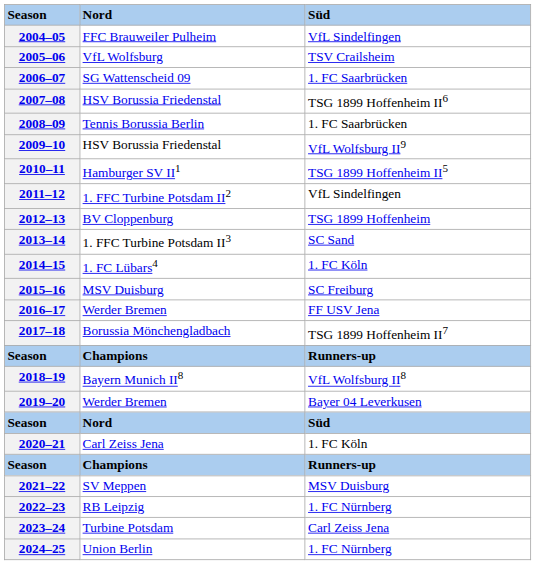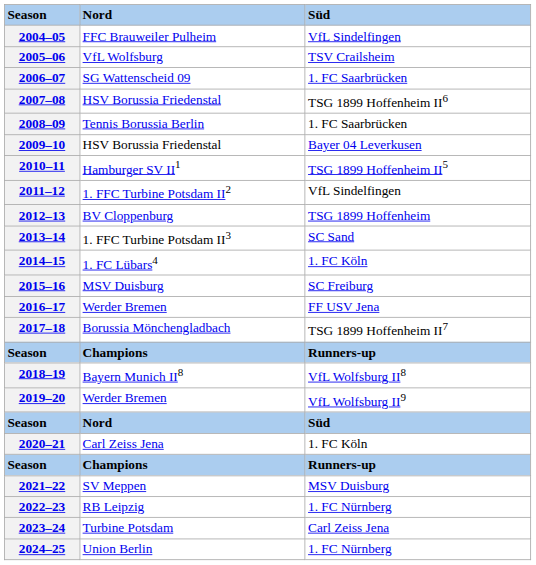(357, 146) VfL Wolfsburg II9 -> (365, 144) Bayer 04 Leverkusen
(365, 401) Bayer 04 Leverkusen -> (357, 400) VfL Wolfsburg II9
